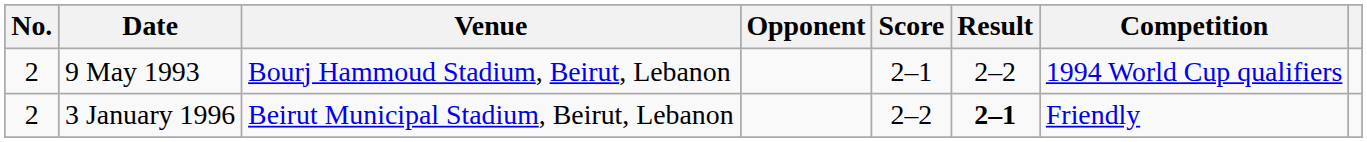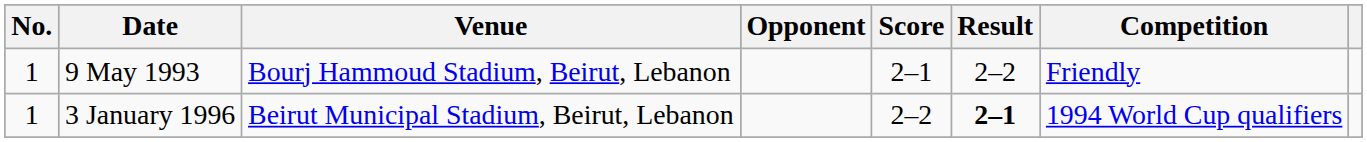(32, 70) 2 -> (32, 70) 1
(1194, 70) 1994 World Cup qualifiers -> (1093, 70) Friendly
(32, 114) 2 -> (32, 114) 1
(1093, 114) Friendly -> (1194, 114) 1994 World Cup qualifiers
